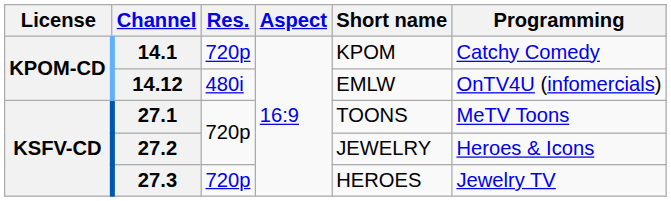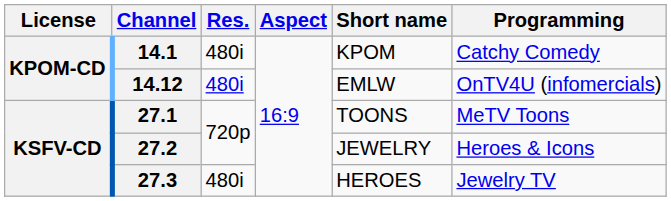(228, 52) 720p -> (225, 52) 480i
(228, 180) 720p -> (225, 180) 480i
